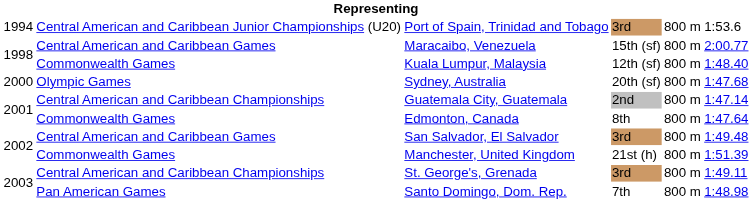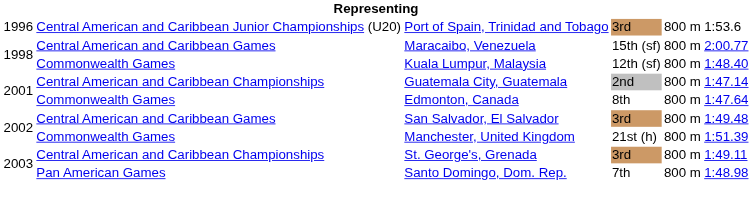(18, 27) 1994 -> (18, 27) 1996
- row: (455, 82)
